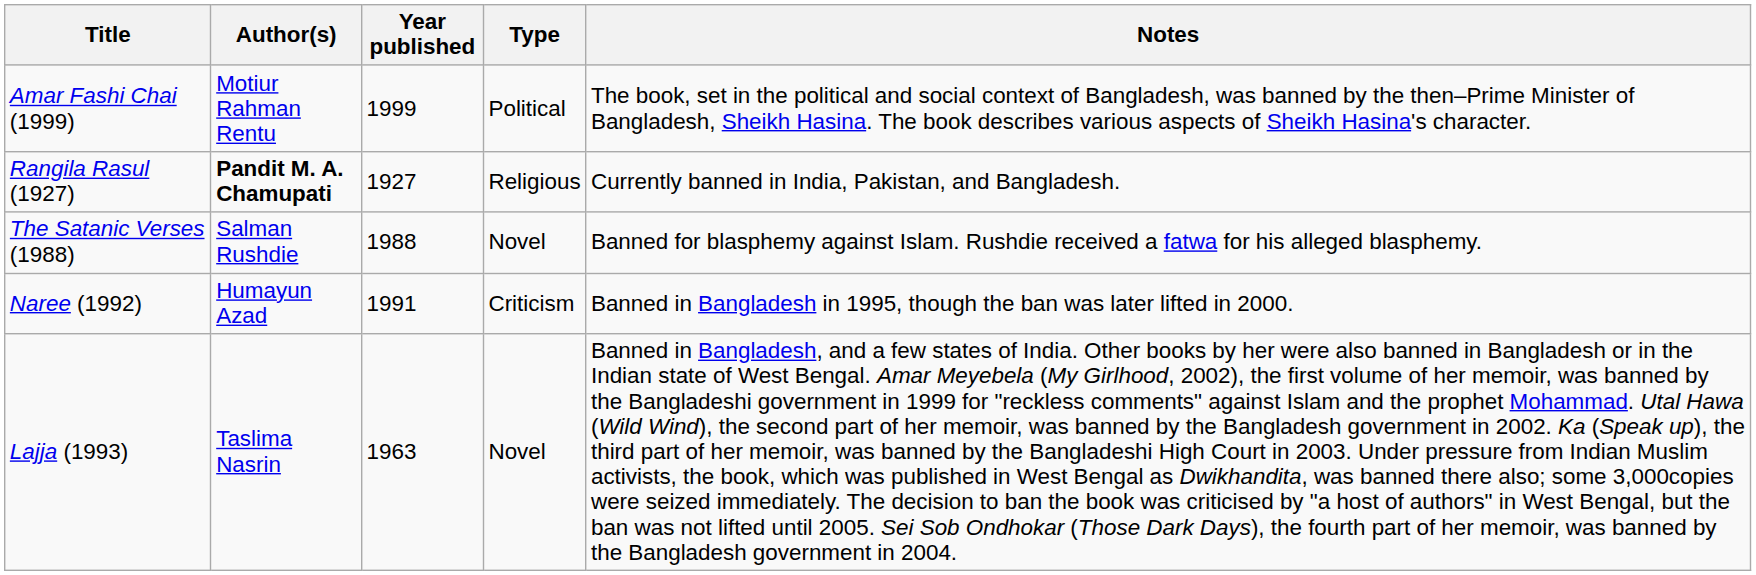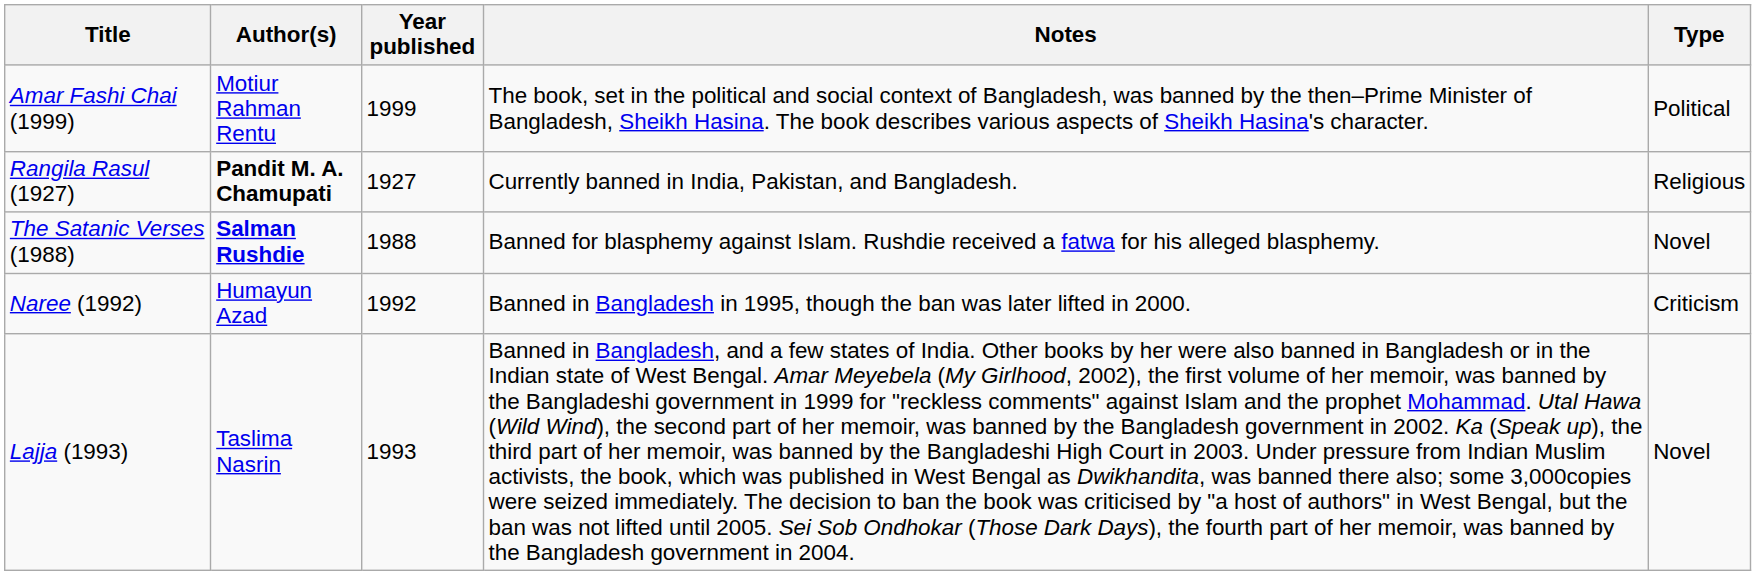columns swapped: (535, 34) <-> (1168, 34)
(257, 242) normal -> (260, 242) bold
(391, 302) 1991 -> (391, 302) 1992
(391, 451) 1963 -> (391, 451) 1993
